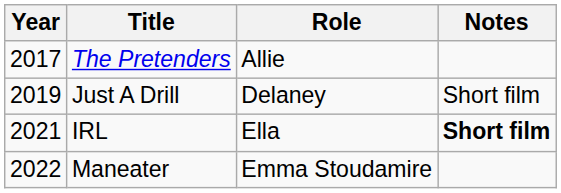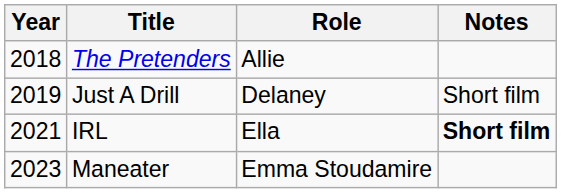(36, 59) 2017 -> (36, 59) 2018
(36, 168) 2022 -> (36, 168) 2023
